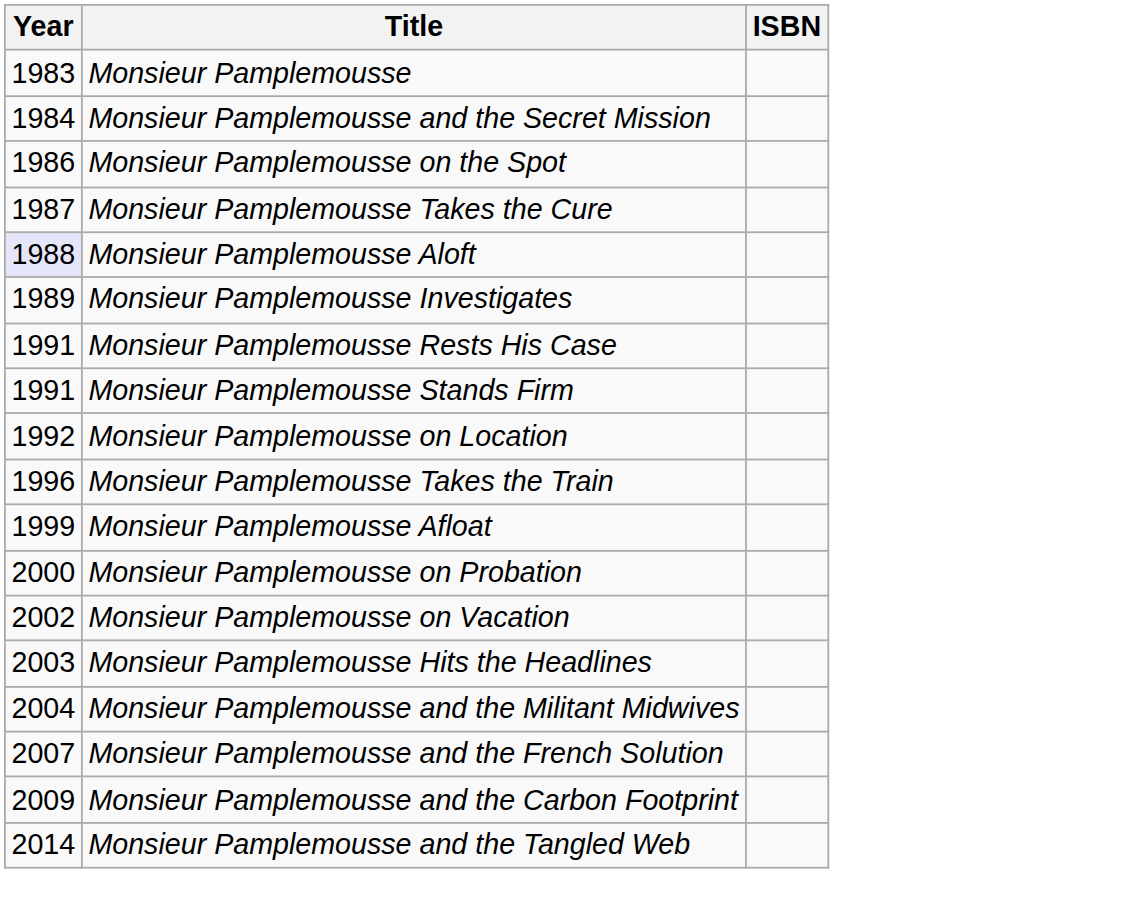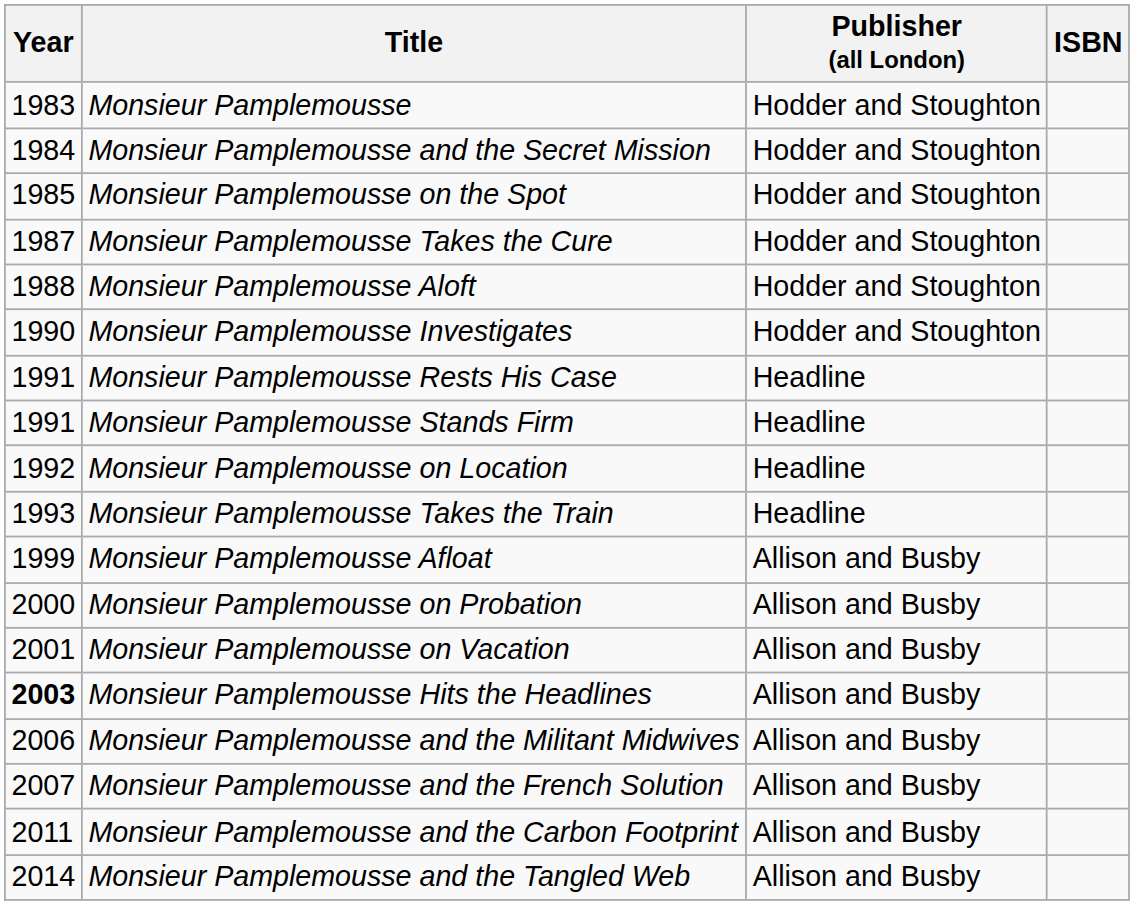+ column: (897, 43)
(43, 163) 1986 -> (43, 195) 1985
(43, 254) lavender background -> (43, 286) no background
(43, 299) 1989 -> (43, 331) 1990
(43, 481) 1996 -> (43, 513) 1993
(43, 617) 2002 -> (43, 649) 2001
(43, 663) normal -> (43, 695) bold
(43, 708) 2004 -> (43, 740) 2006
(43, 799) 2009 -> (42, 831) 2011
